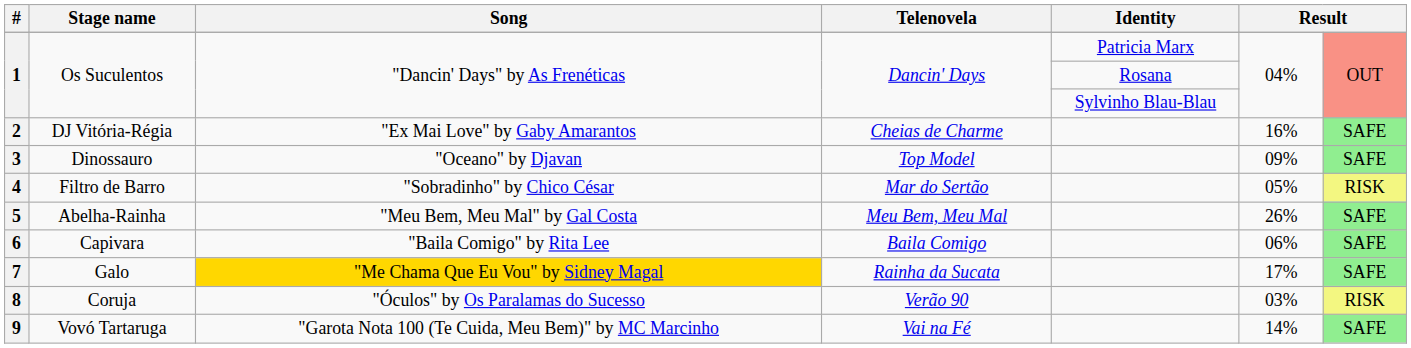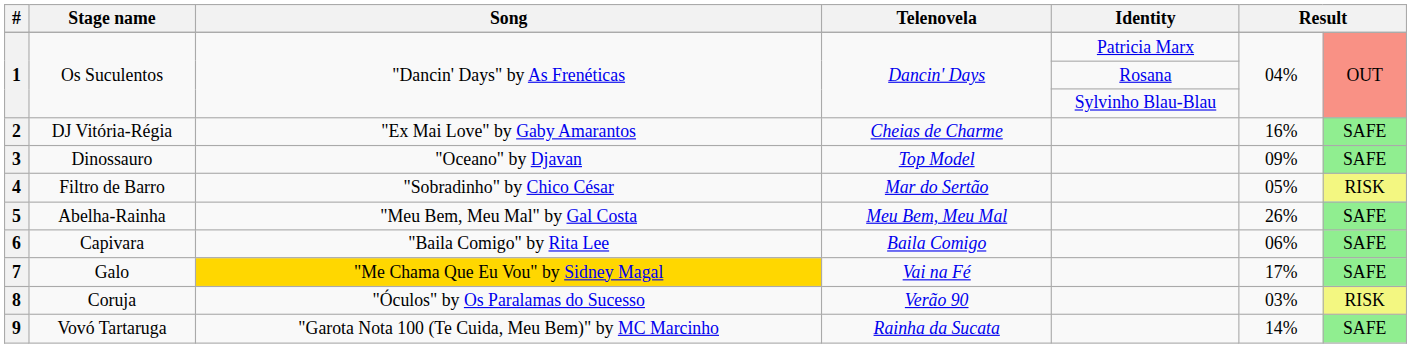(937, 272) Rainha da Sucata -> (937, 272) Vai na Fé
(937, 328) Vai na Fé -> (937, 328) Rainha da Sucata
